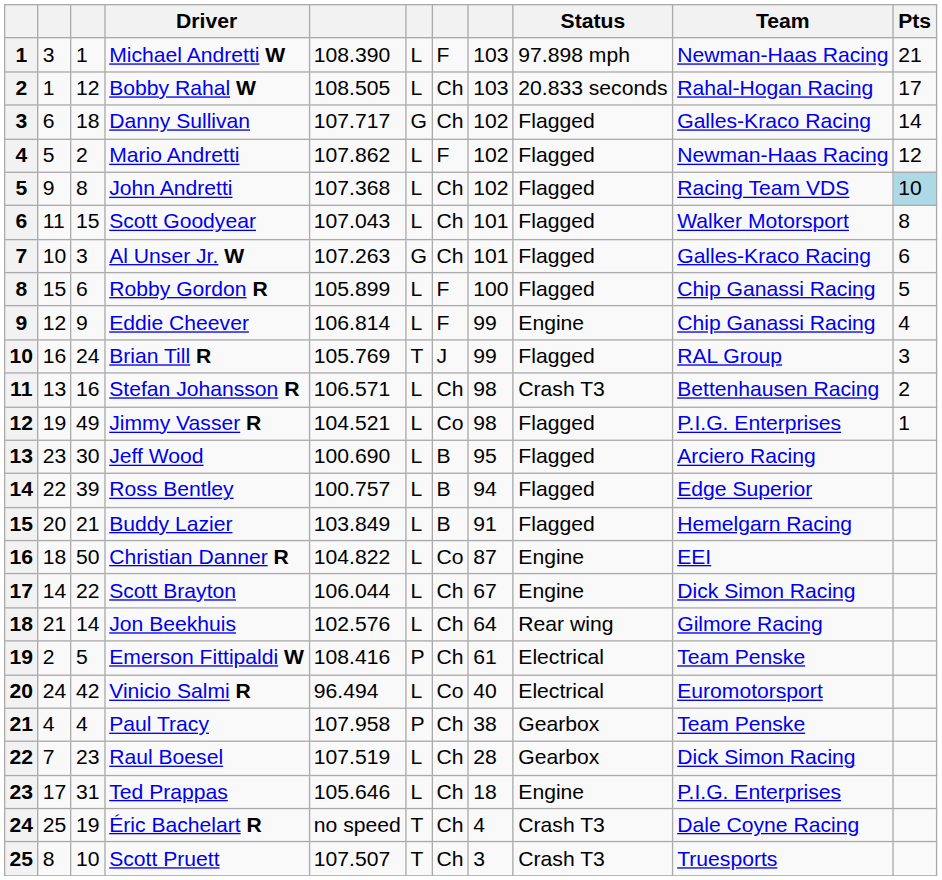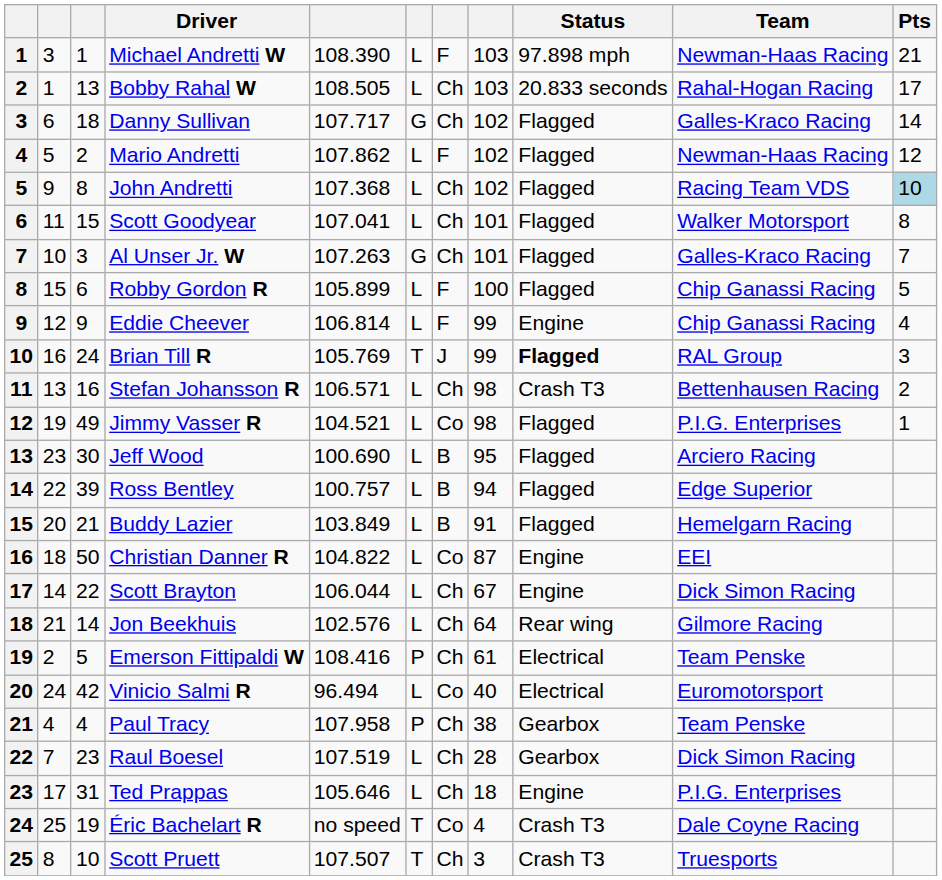(88, 88) 12 -> (88, 88) 13
(352, 222) 107.043 -> (352, 222) 107.041
(904, 255) 6 -> (904, 255) 7
(556, 356) normal -> (559, 356) bold
(450, 825) Ch -> (450, 825) Co
